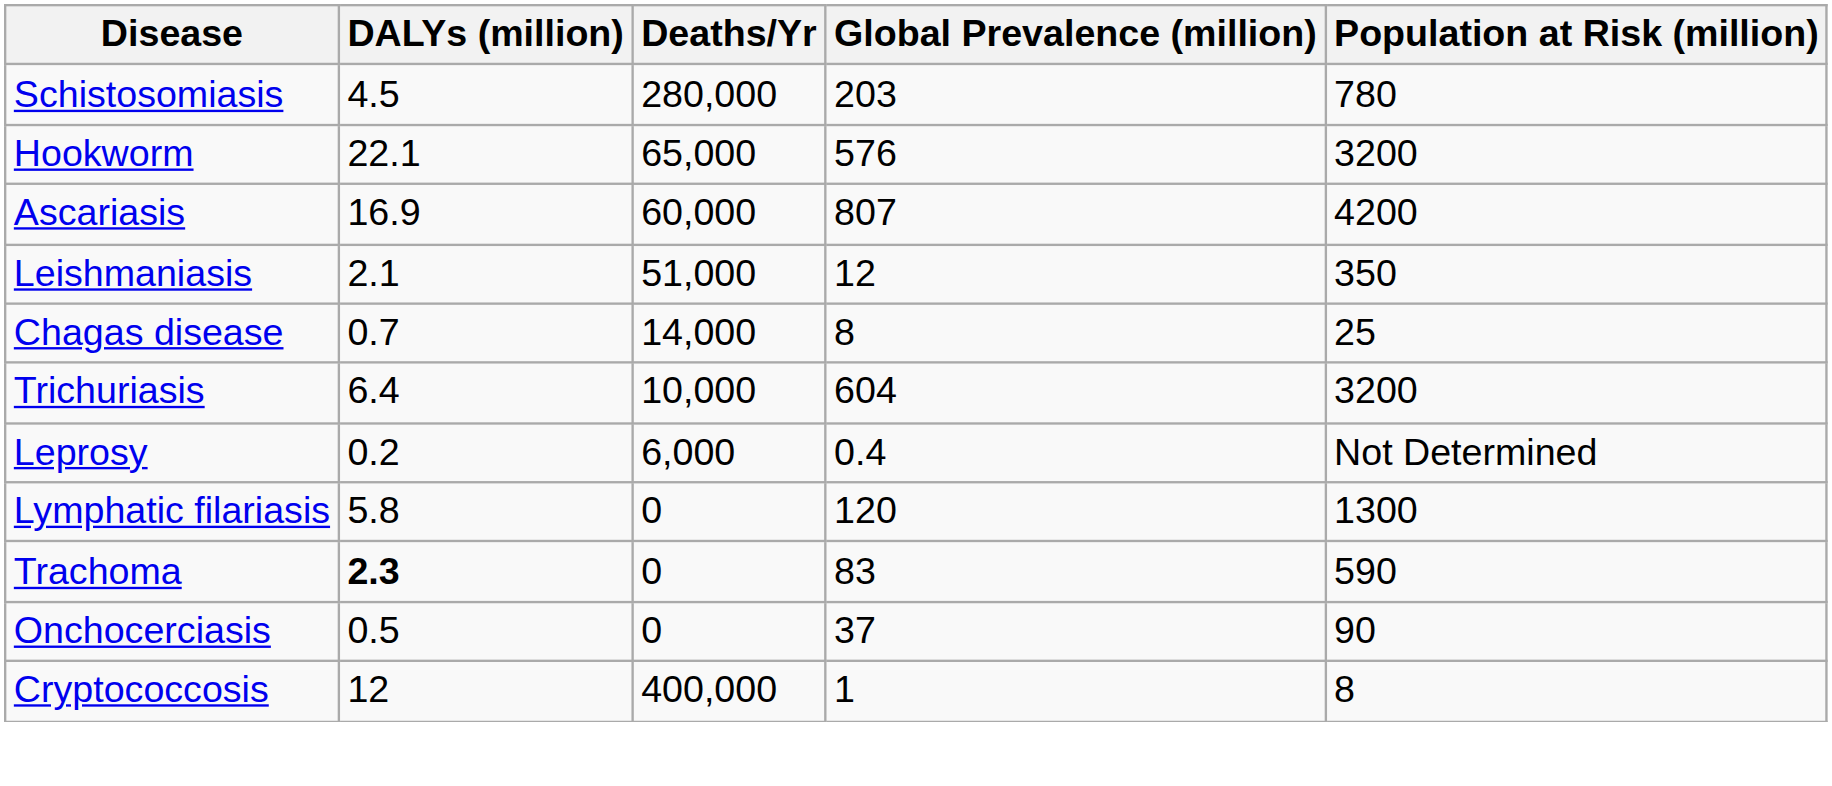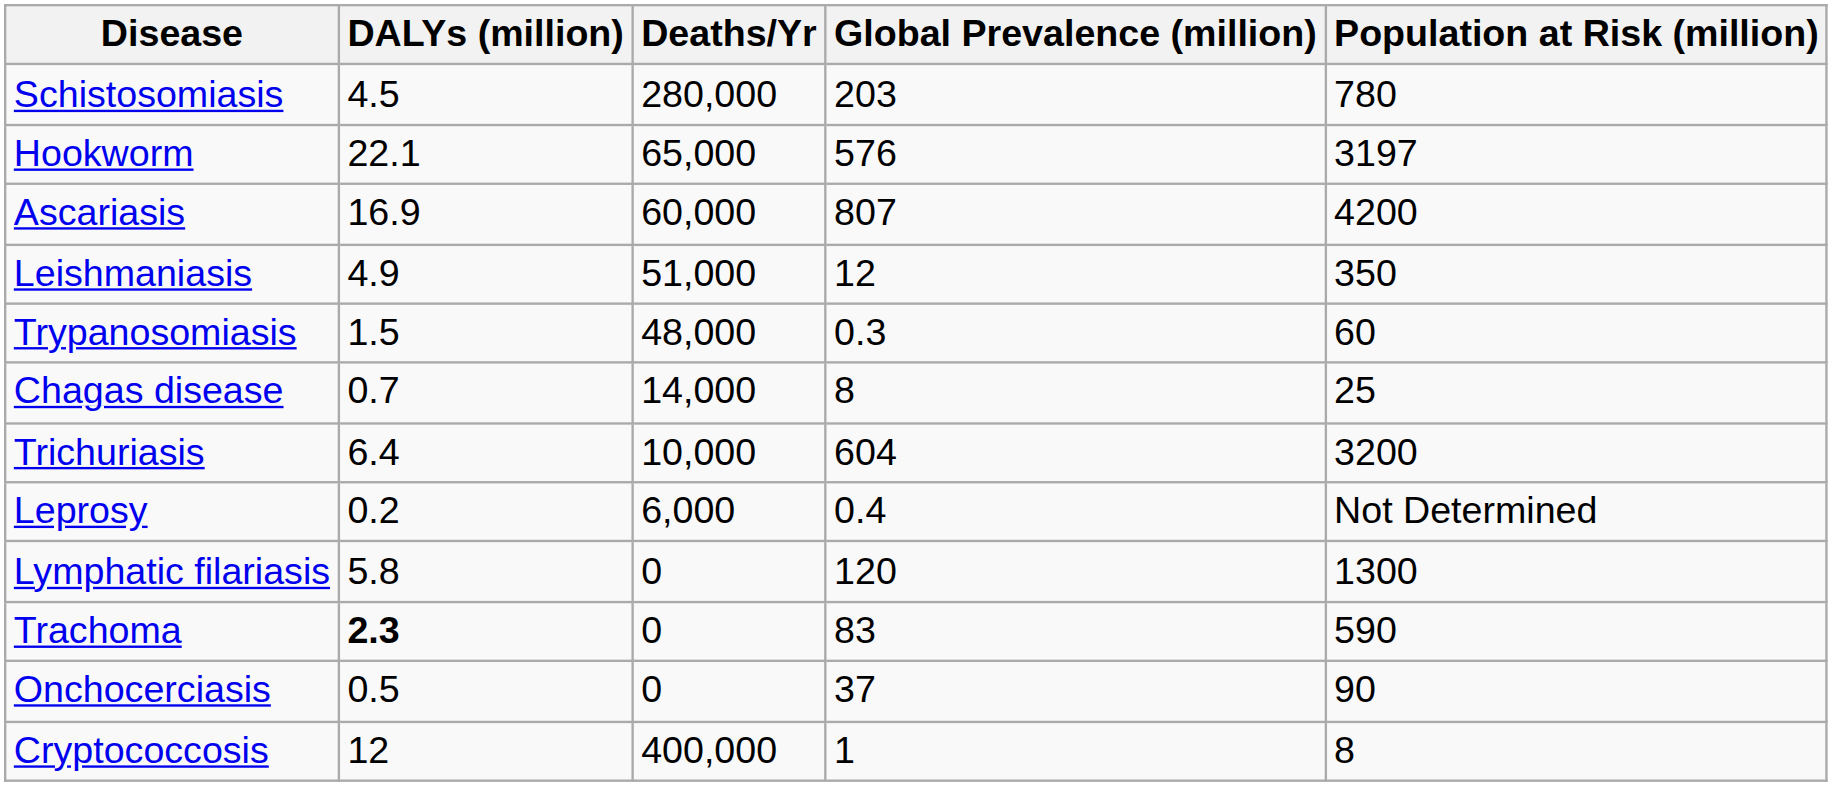(1376, 153) 3200 -> (1376, 153) 3197
(374, 272) 2.1 -> (374, 272) 4.9
+ row: (155, 332)
